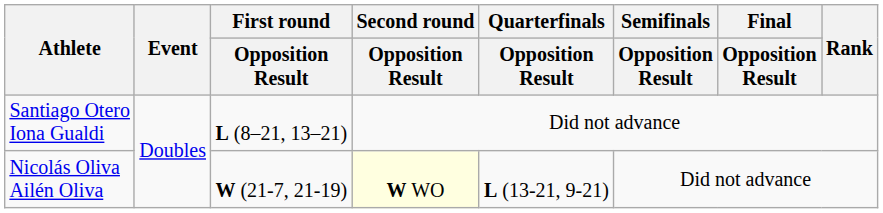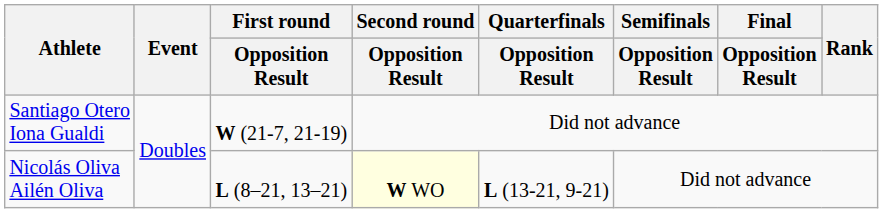(281, 134) L (8–21, 13–21) -> (281, 134) W (21-7, 21-19)
(281, 191) W (21-7, 21-19) -> (281, 191) L (8–21, 13–21)
